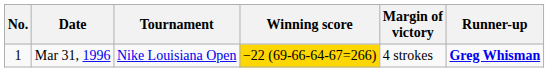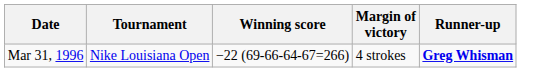- column: (18, 24)
(310, 55) gold background -> (283, 55) no background
